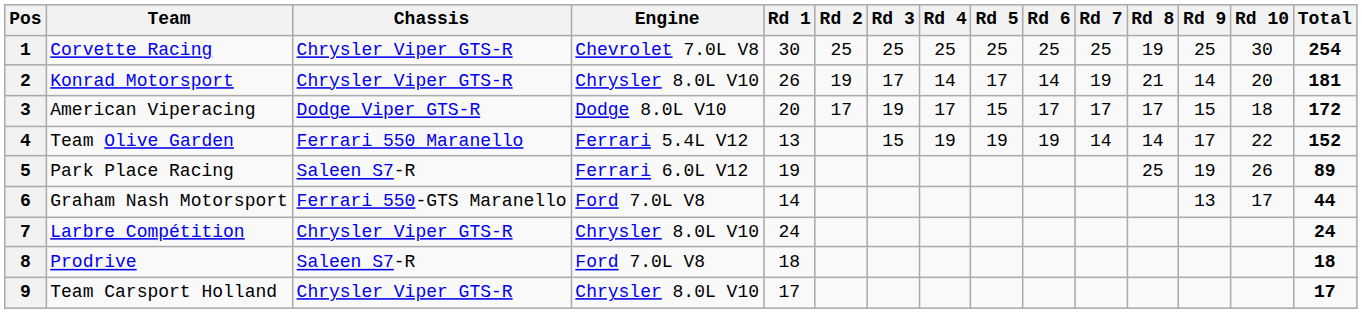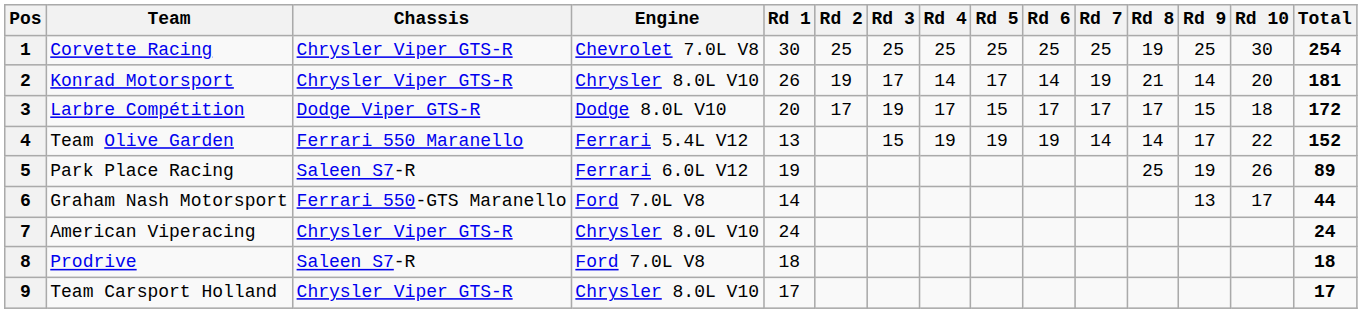(153, 110) American Viperacing -> (147, 110) Larbre Compétition
(147, 231) Larbre Compétition -> (153, 231) American Viperacing
